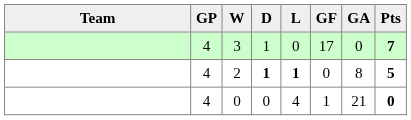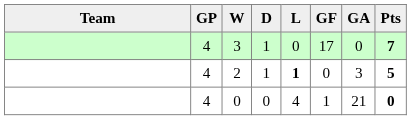(266, 73) bold -> (266, 73) normal
(359, 73) 8 -> (359, 73) 3
